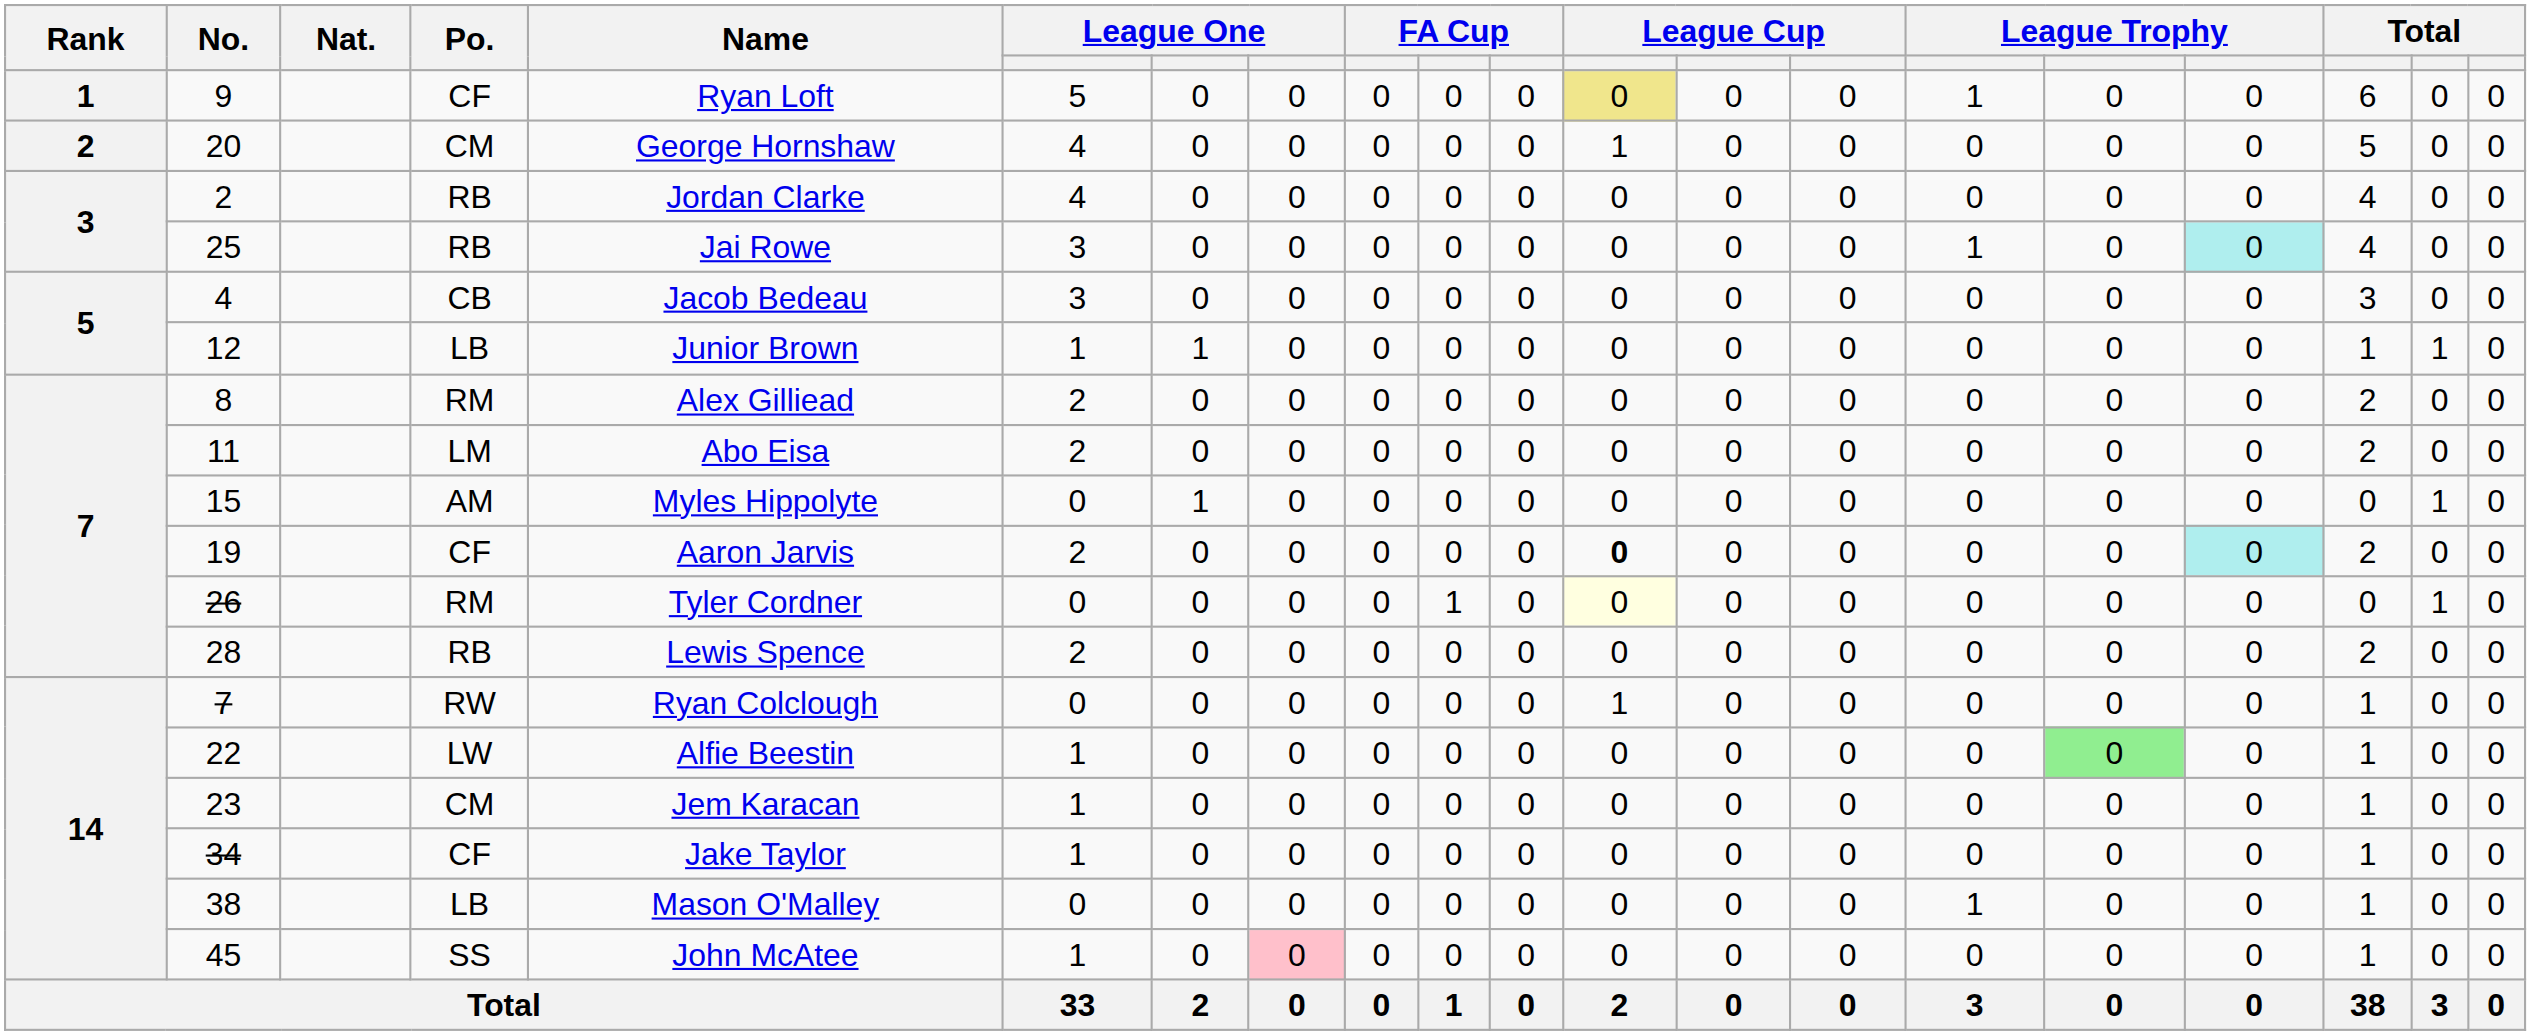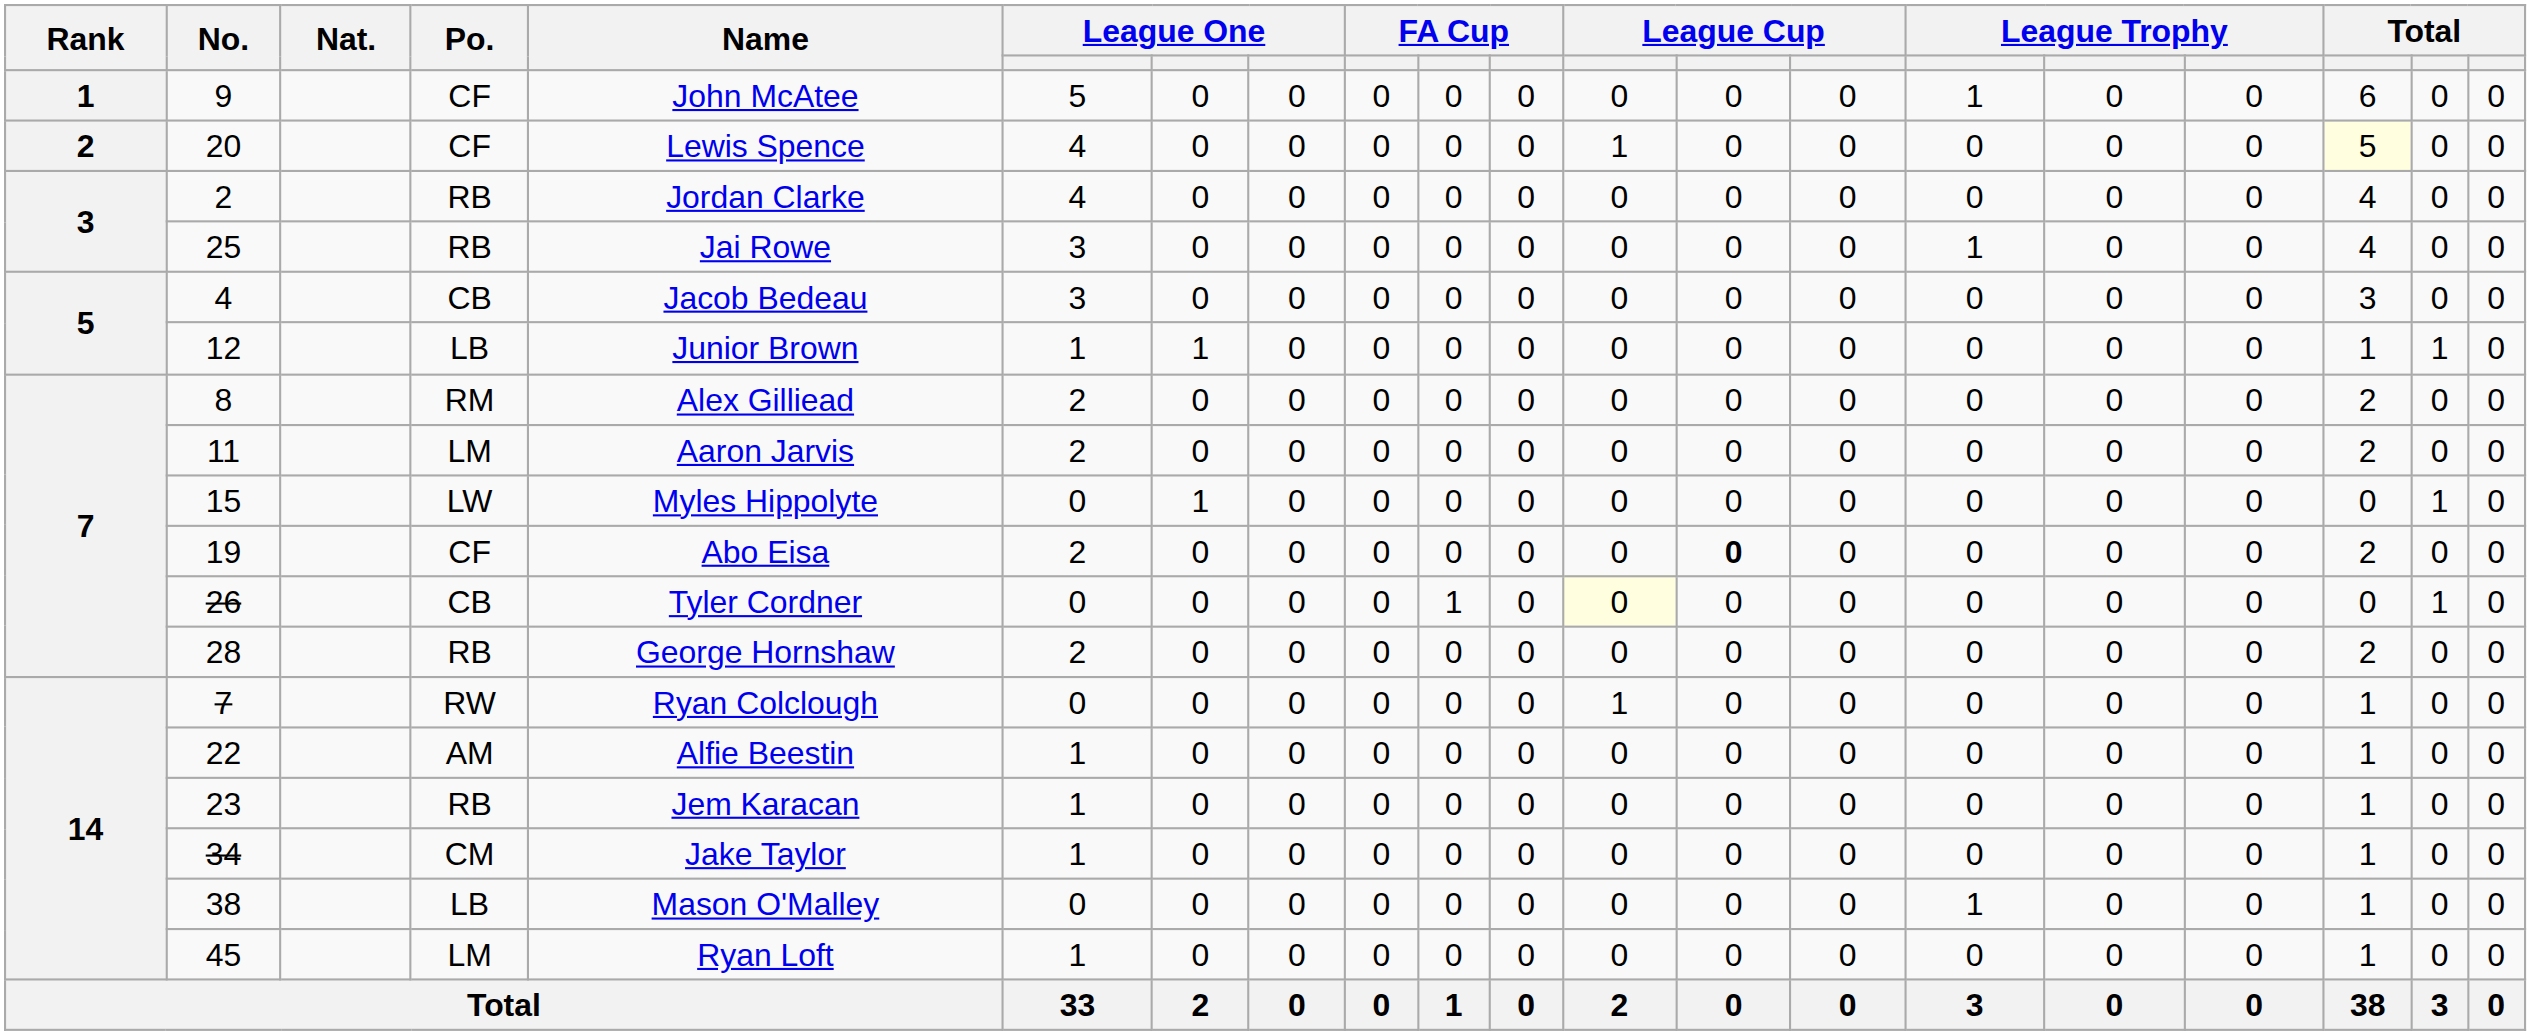(765, 96) Ryan Loft -> (765, 96) John McAtee
(1619, 96) khaki background -> (1619, 96) no background
(470, 146) CM -> (470, 146) CF
(765, 146) George Hornshaw -> (765, 146) Lewis Spence
(2368, 146) no background -> (2368, 146) lightyellow background
(2254, 247) paleturquoise background -> (2254, 247) no background
(765, 450) Abo Eisa -> (765, 450) Aaron Jarvis
(470, 500) AM -> (470, 500) LW
(765, 551) Aaron Jarvis -> (765, 551) Abo Eisa
(1619, 551) bold -> (1619, 551) normal
(1734, 551) normal -> (1734, 551) bold
(2254, 551) paleturquoise background -> (2254, 551) no background
(470, 601) RM -> (470, 601) CB
(765, 652) Lewis Spence -> (765, 652) George Hornshaw
(470, 753) LW -> (470, 753) AM
(2114, 753) lightgreen background -> (2114, 753) no background
(470, 803) CM -> (470, 803) RB
(470, 854) CF -> (470, 854) CM
(470, 955) SS -> (470, 955) LM
(765, 955) John McAtee -> (765, 955) Ryan Loft
(1297, 955) pink background -> (1297, 955) no background
